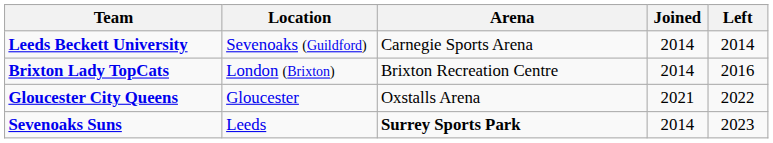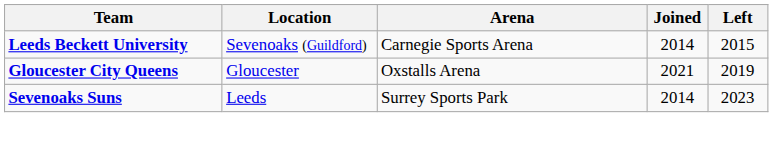(738, 44) 2014 -> (738, 44) 2015
- row: (89, 71)
(738, 97) 2022 -> (738, 71) 2019
(451, 124) bold -> (444, 97) normal
